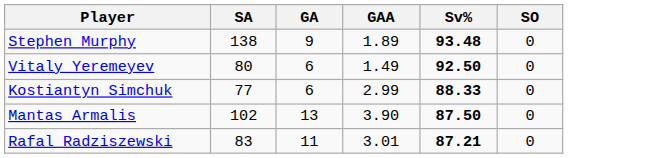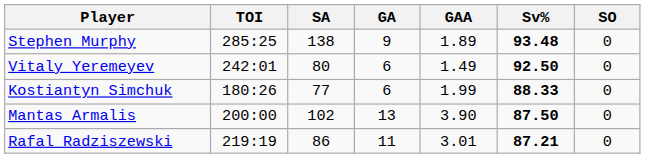+ column: (249, 17)
(381, 91) 2.99 -> (458, 91) 1.99
(244, 141) 83 -> (321, 141) 86
